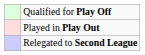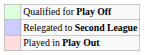rows swapped: (61, 27) <-> (80, 43)
